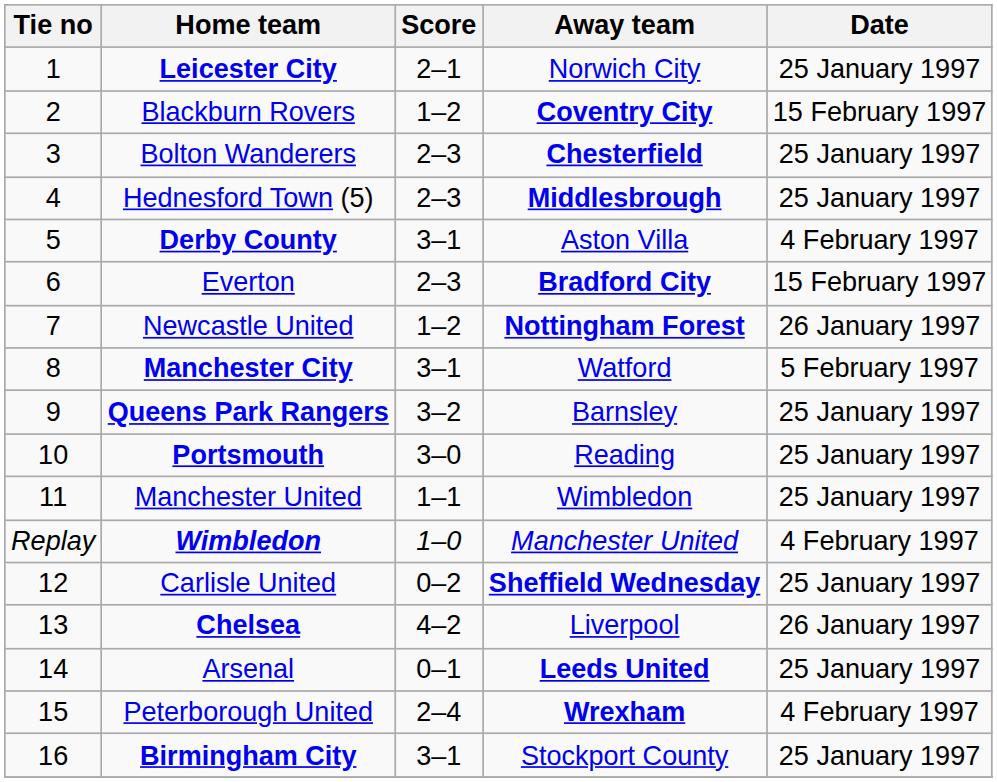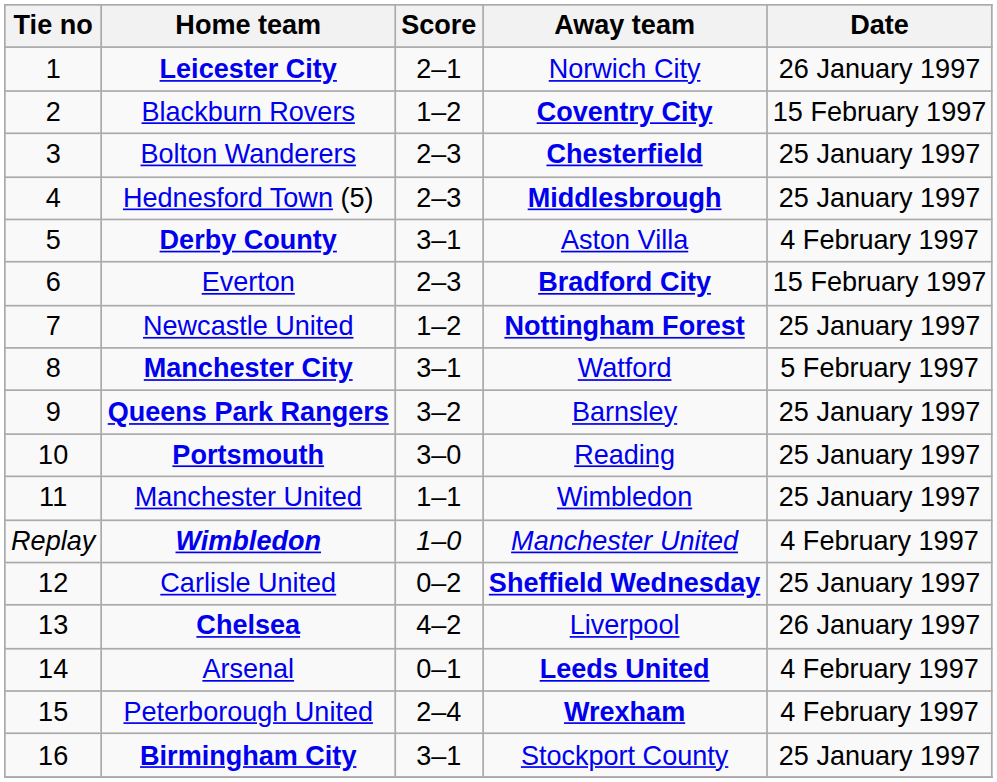(880, 68) 25 January 1997 -> (880, 68) 26 January 1997
(880, 326) 26 January 1997 -> (880, 326) 25 January 1997
(880, 669) 25 January 1997 -> (880, 669) 4 February 1997
